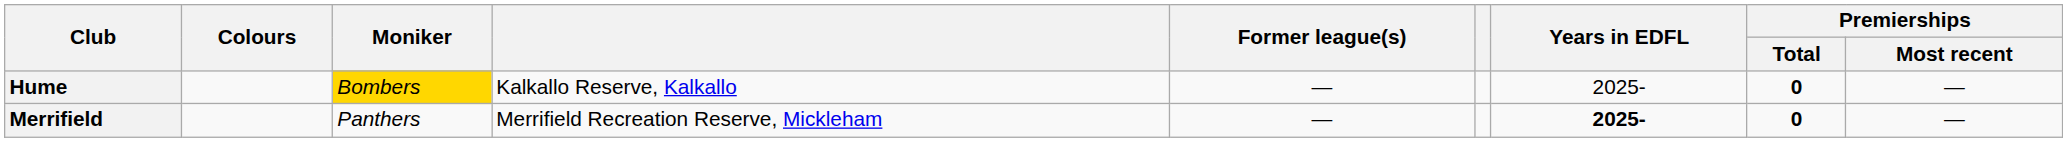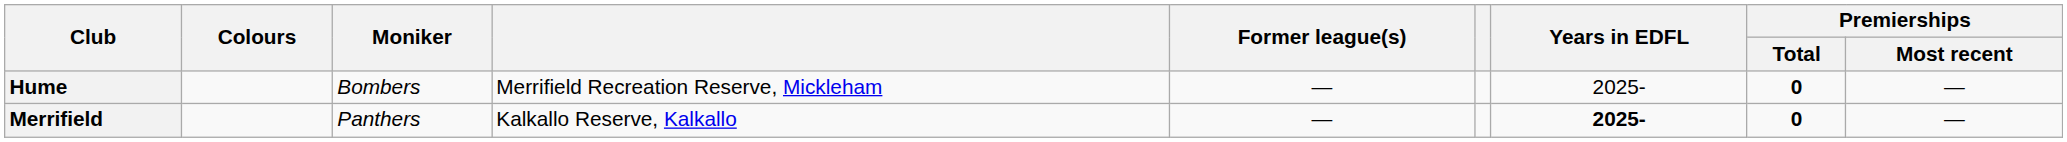(379, 86) gold background -> (379, 86) no background
(617, 86) Kalkallo Reserve, Kalkallo -> (689, 86) Merrifield Recreation Reserve, Mickleham
(689, 119) Merrifield Recreation Reserve, Mickleham -> (617, 119) Kalkallo Reserve, Kalkallo
